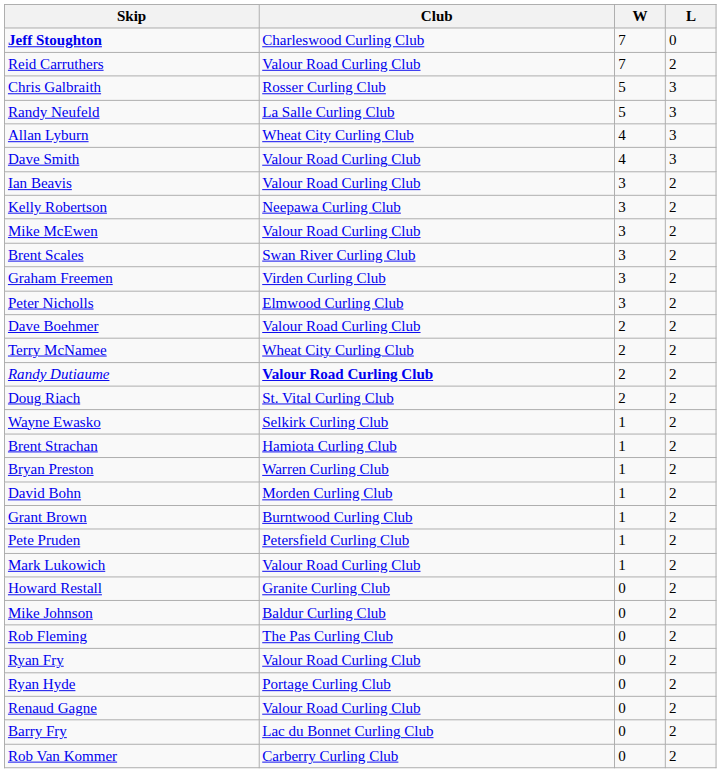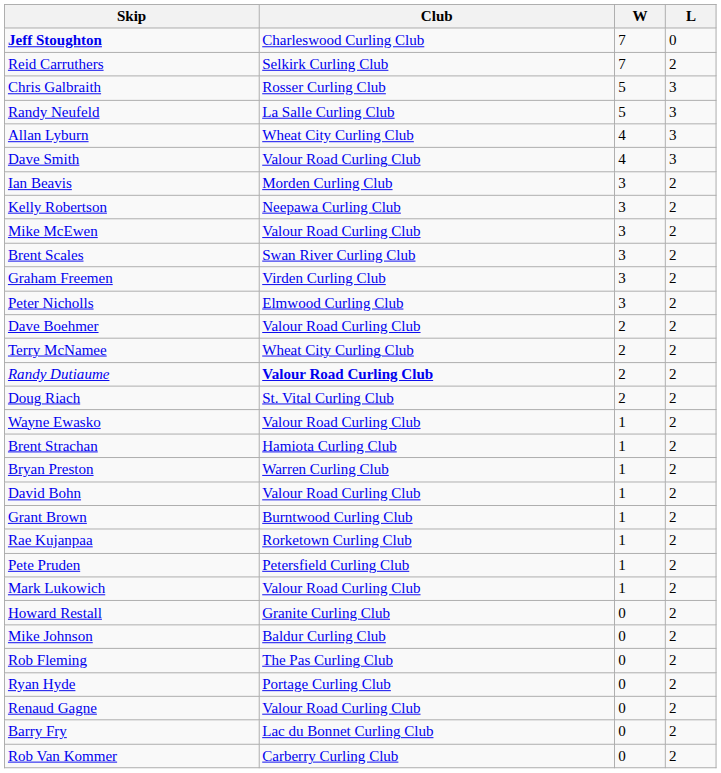(341, 64) Valour Road Curling Club -> (325, 64) Selkirk Curling Club
(341, 183) Valour Road Curling Club -> (327, 183) Morden Curling Club
(325, 421) Selkirk Curling Club -> (341, 421) Valour Road Curling Club
(327, 493) Morden Curling Club -> (341, 493) Valour Road Curling Club
+ row: (50, 541)
- row: (36, 660)
